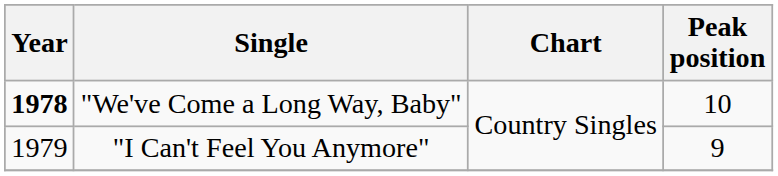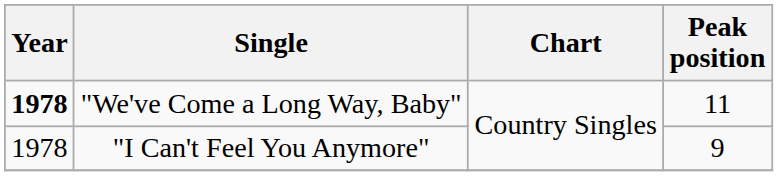(718, 103) 10 -> (718, 103) 11
(40, 147) 1979 -> (40, 147) 1978
